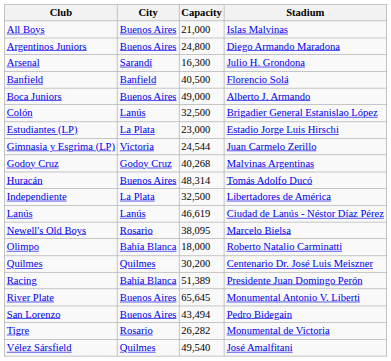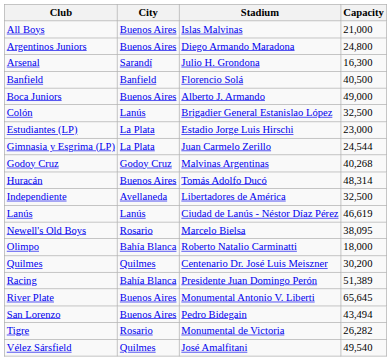columns swapped: (305, 12) <-> (202, 12)
(137, 146) Victoria -> (137, 146) La Plata
(137, 197) La Plata -> (144, 197) Avellaneda
